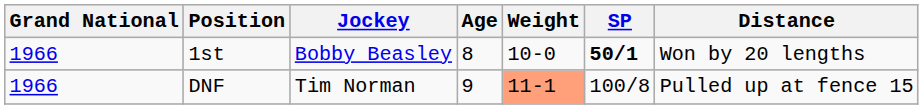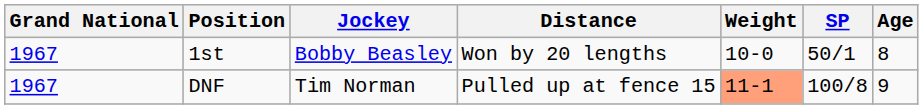columns swapped: (480, 21) <-> (787, 21)
(34, 54) 1966 -> (34, 54) 1967
(614, 54) bold -> (831, 54) normal
(34, 87) 1966 -> (34, 87) 1967
